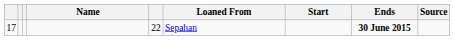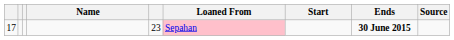(156, 27) 22 -> (156, 27) 23
(181, 27) no background -> (181, 27) pink background
